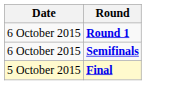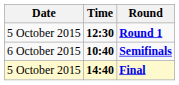+ column: (100, 13)
(44, 32) 6 October 2015 -> (44, 32) 5 October 2015
